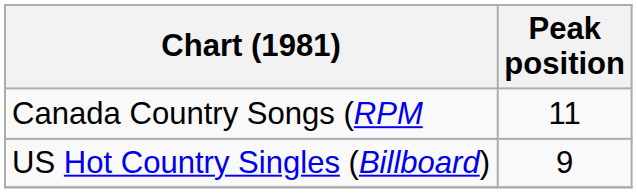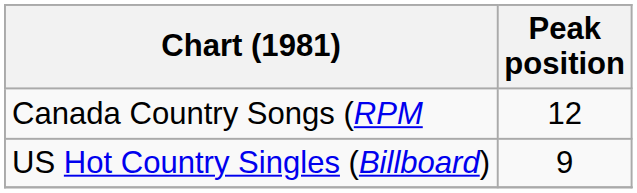(565, 113) 11 -> (565, 113) 12
